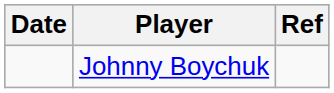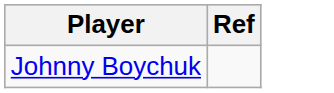- column: (39, 25)
